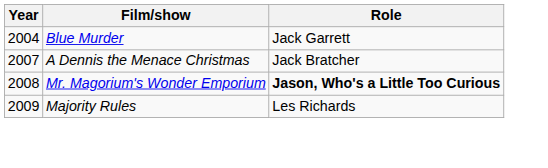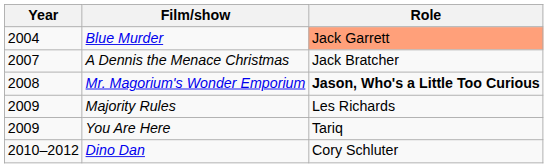(311, 38) no background -> (351, 38) lightsalmon background
+ row: (128, 128)
+ row: (115, 151)
